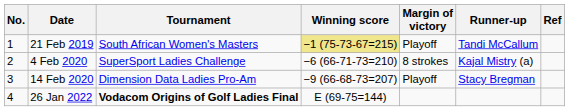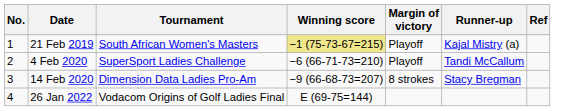(498, 44) Tandi McCallum -> (482, 44) Kajal Mistry (a)
(425, 62) 8 strokes -> (405, 62) Playoff
(496, 62) Kajal Mistry (a) -> (484, 62) Tandi McCallum
(420, 79) Playoff -> (411, 79) 8 strokes
(198, 97) bold -> (191, 97) normal
